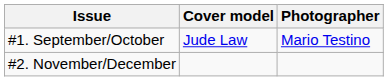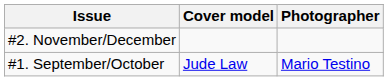rows swapped: (86, 40) <-> (92, 64)
